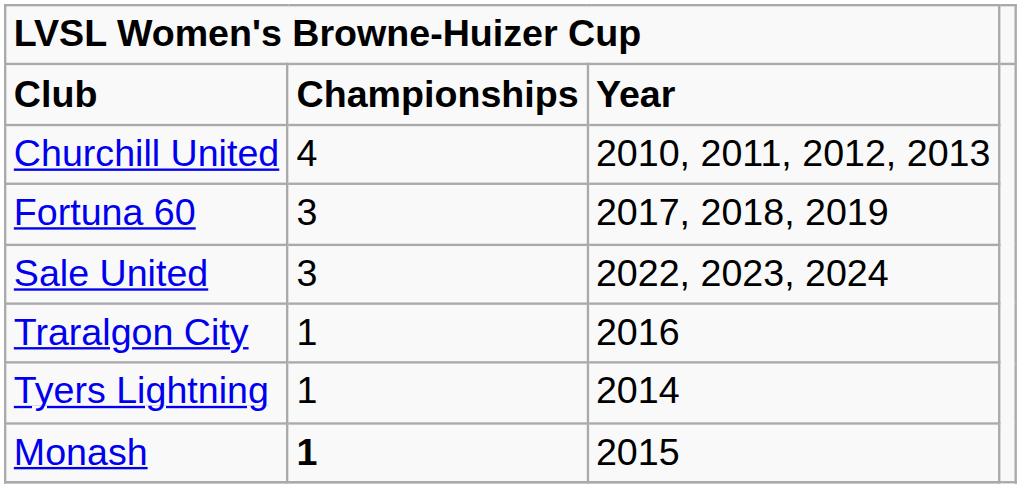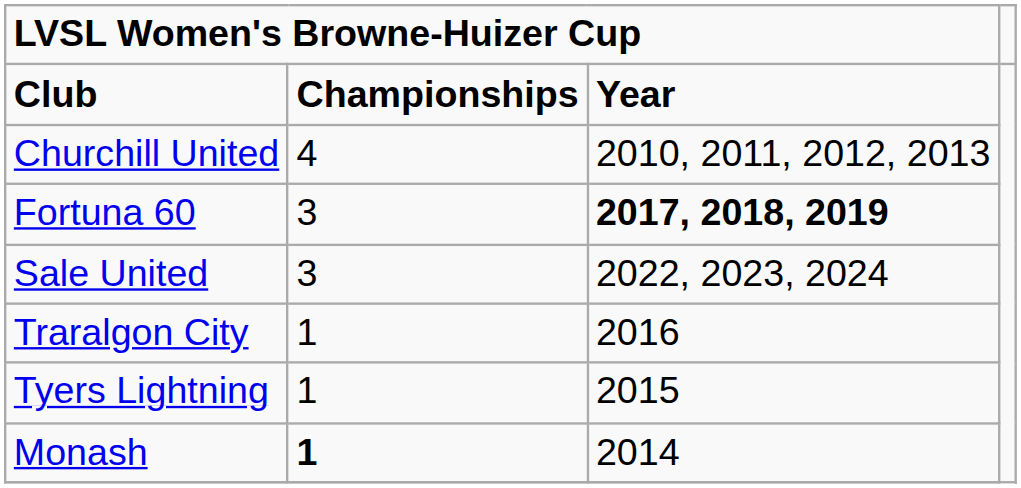(742, 213) normal -> (742, 213) bold
(638, 392) 2014 -> (638, 392) 2015
(638, 451) 2015 -> (638, 451) 2014
